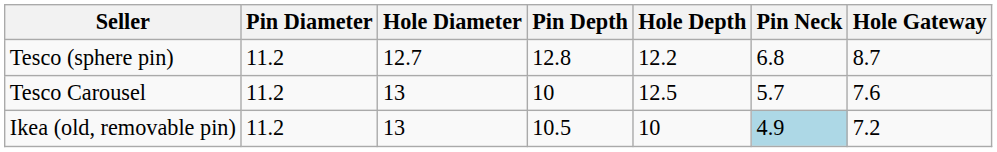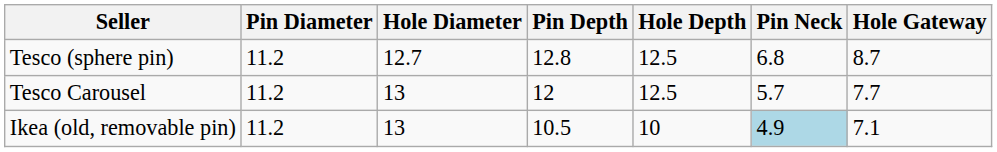(658, 57) 12.2 -> (658, 57) 12.5
(543, 92) 10 -> (543, 92) 12
(867, 92) 7.6 -> (867, 92) 7.7
(867, 127) 7.2 -> (867, 127) 7.1
